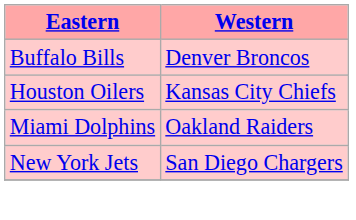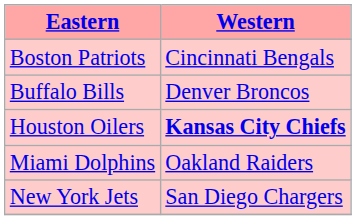+ row: (78, 57)
(251, 92) normal -> (256, 127) bold
